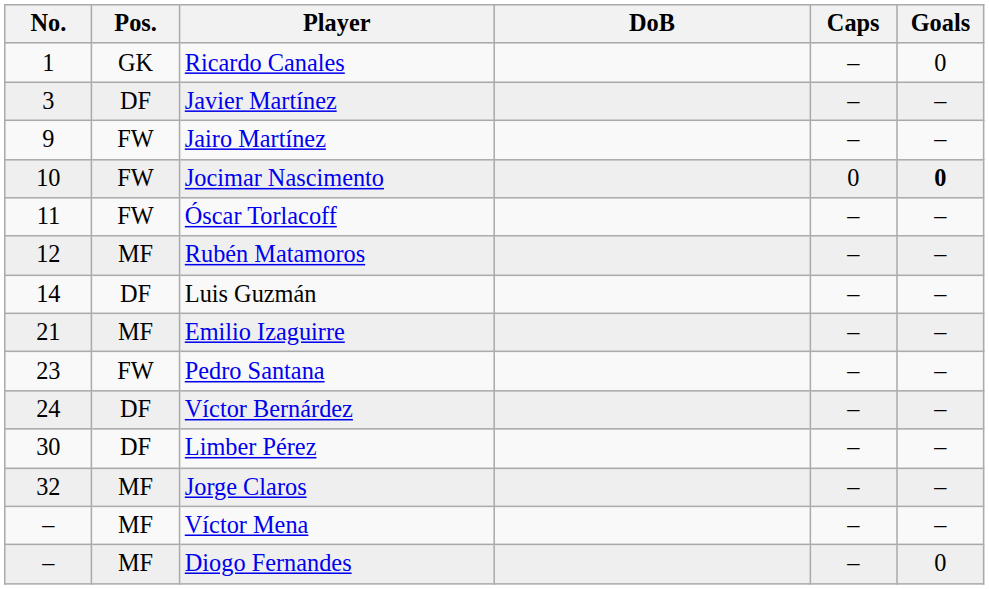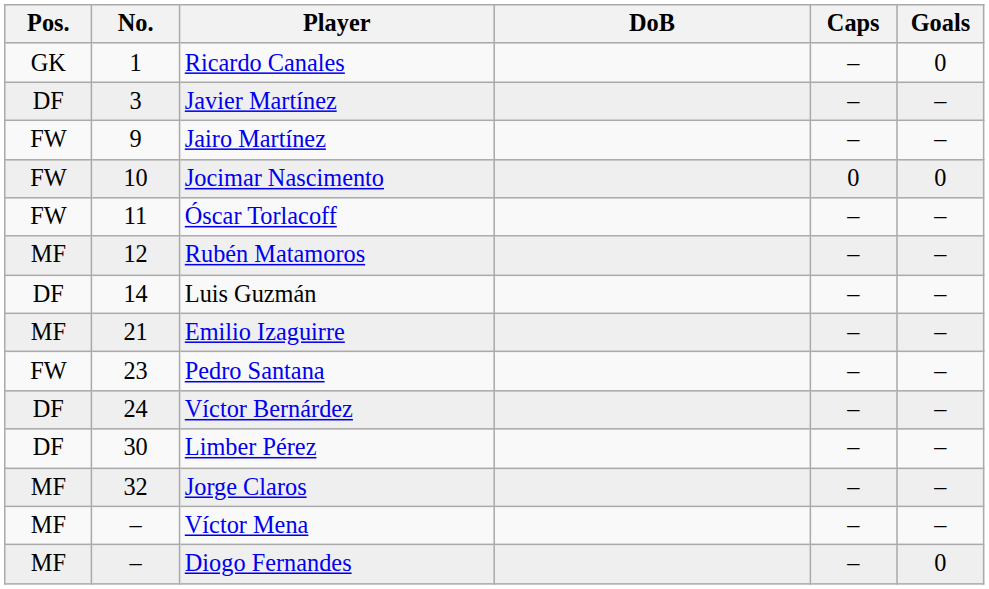columns swapped: (48, 23) <-> (136, 23)
(940, 178) bold -> (940, 178) normal
